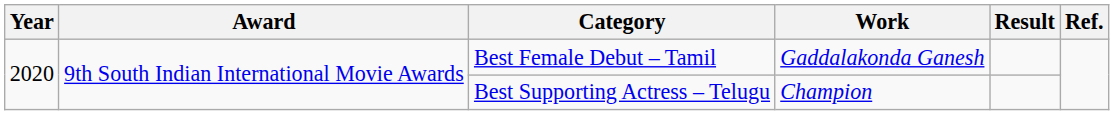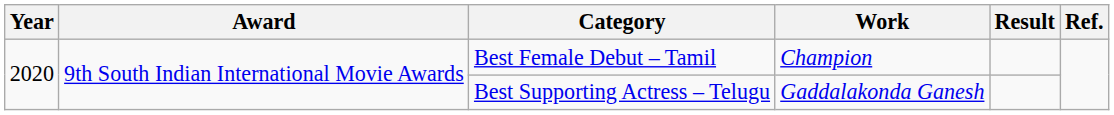(882, 57) Gaddalakonda Ganesh -> (826, 57) Champion
(826, 92) Champion -> (882, 92) Gaddalakonda Ganesh
